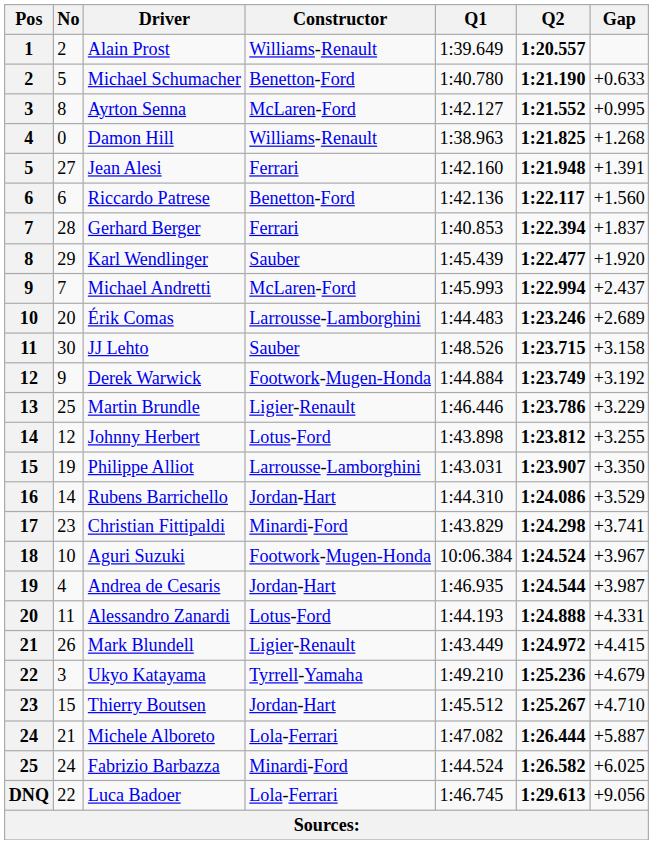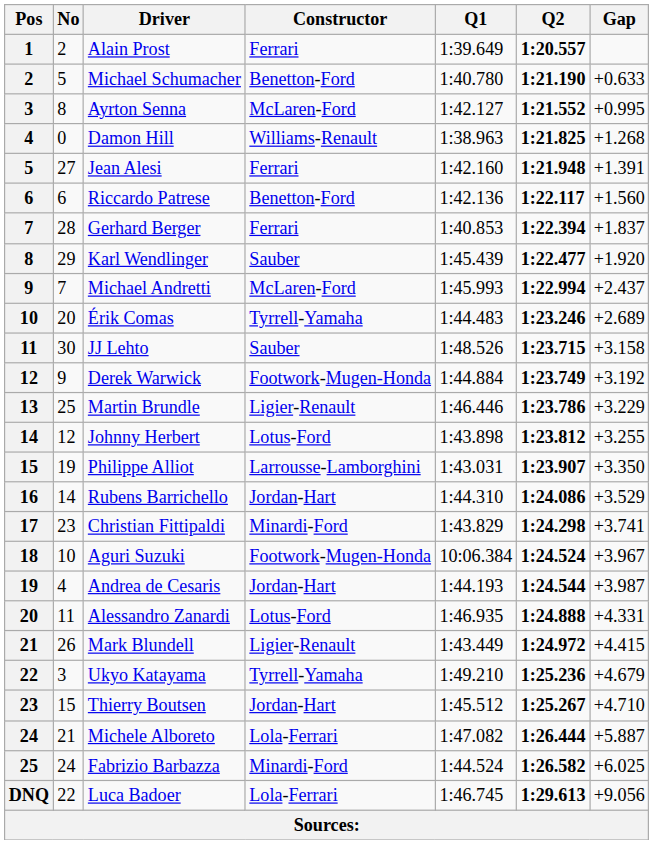(313, 49) Williams-Renault -> (274, 49) Ferrari
(335, 317) Larrousse-Lamborghini -> (306, 317) Tyrrell-Yamaha
(471, 586) 1:46.935 -> (471, 586) 1:44.193
(471, 616) 1:44.193 -> (471, 616) 1:46.935
